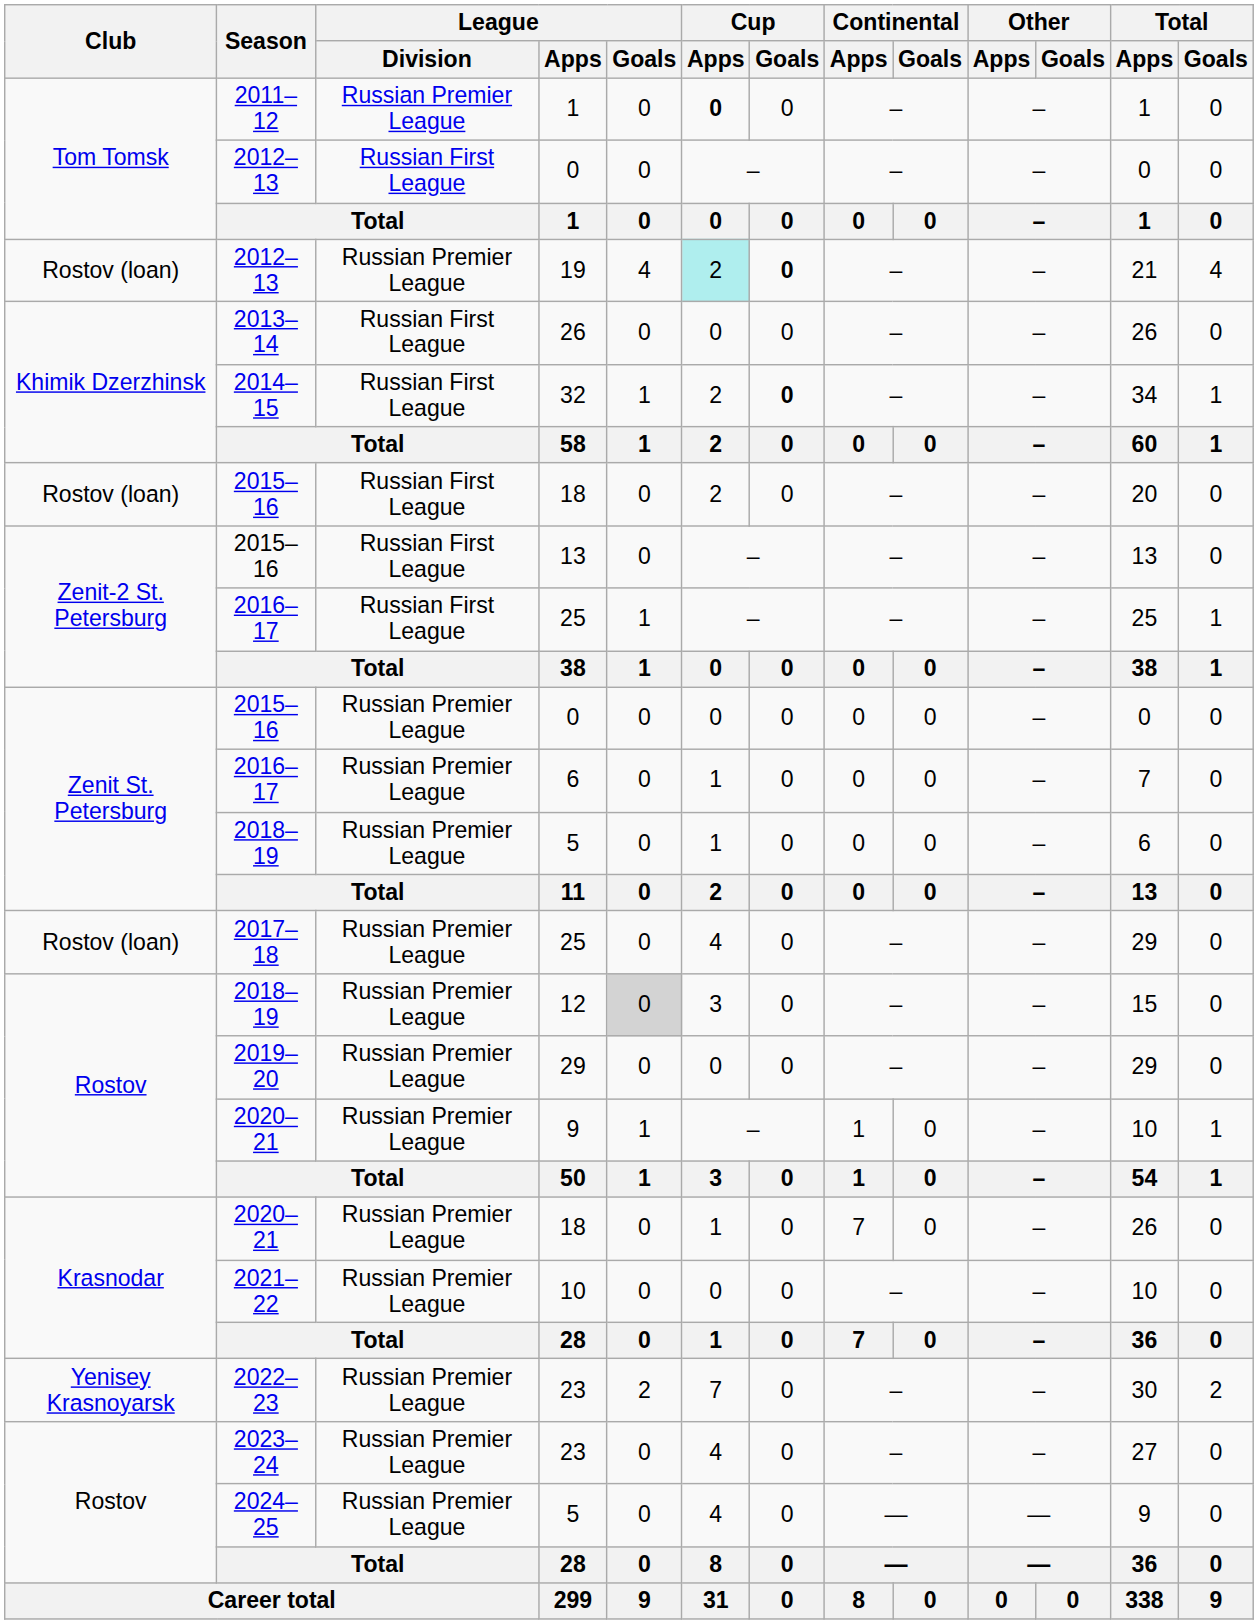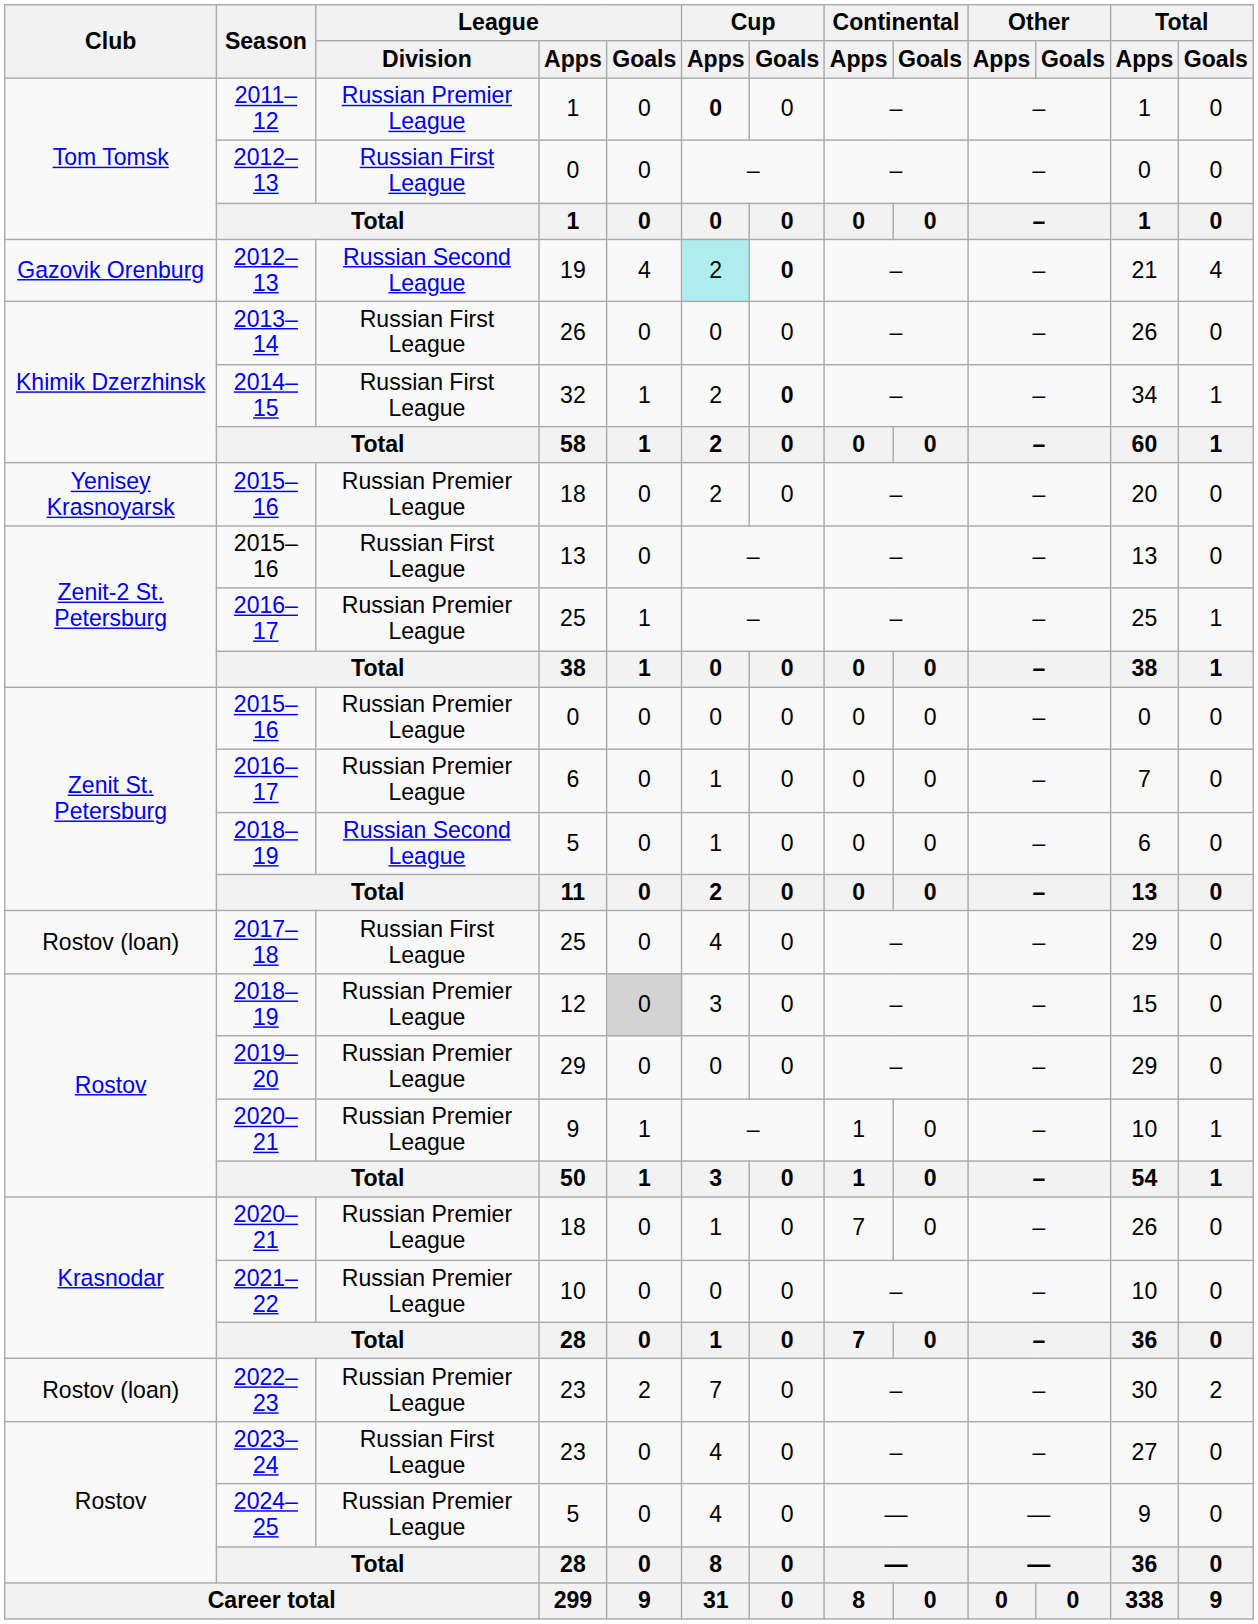(111, 270) Rostov (loan) -> (111, 270) Gazovik Orenburg
(427, 270) Russian Premier League -> (427, 270) Russian Second League
(111, 494) Rostov (loan) -> (111, 494) Yenisey Krasnoyarsk
(427, 494) Russian First League -> (427, 494) Russian Premier League
(427, 619) Russian First League -> (427, 619) Russian Premier League
(427, 843) Russian Premier League -> (427, 843) Russian Second League
(427, 942) Russian Premier League -> (427, 942) Russian First League
(111, 1389) Yenisey Krasnoyarsk -> (111, 1389) Rostov (loan)
(427, 1452) Russian Premier League -> (427, 1452) Russian First League
